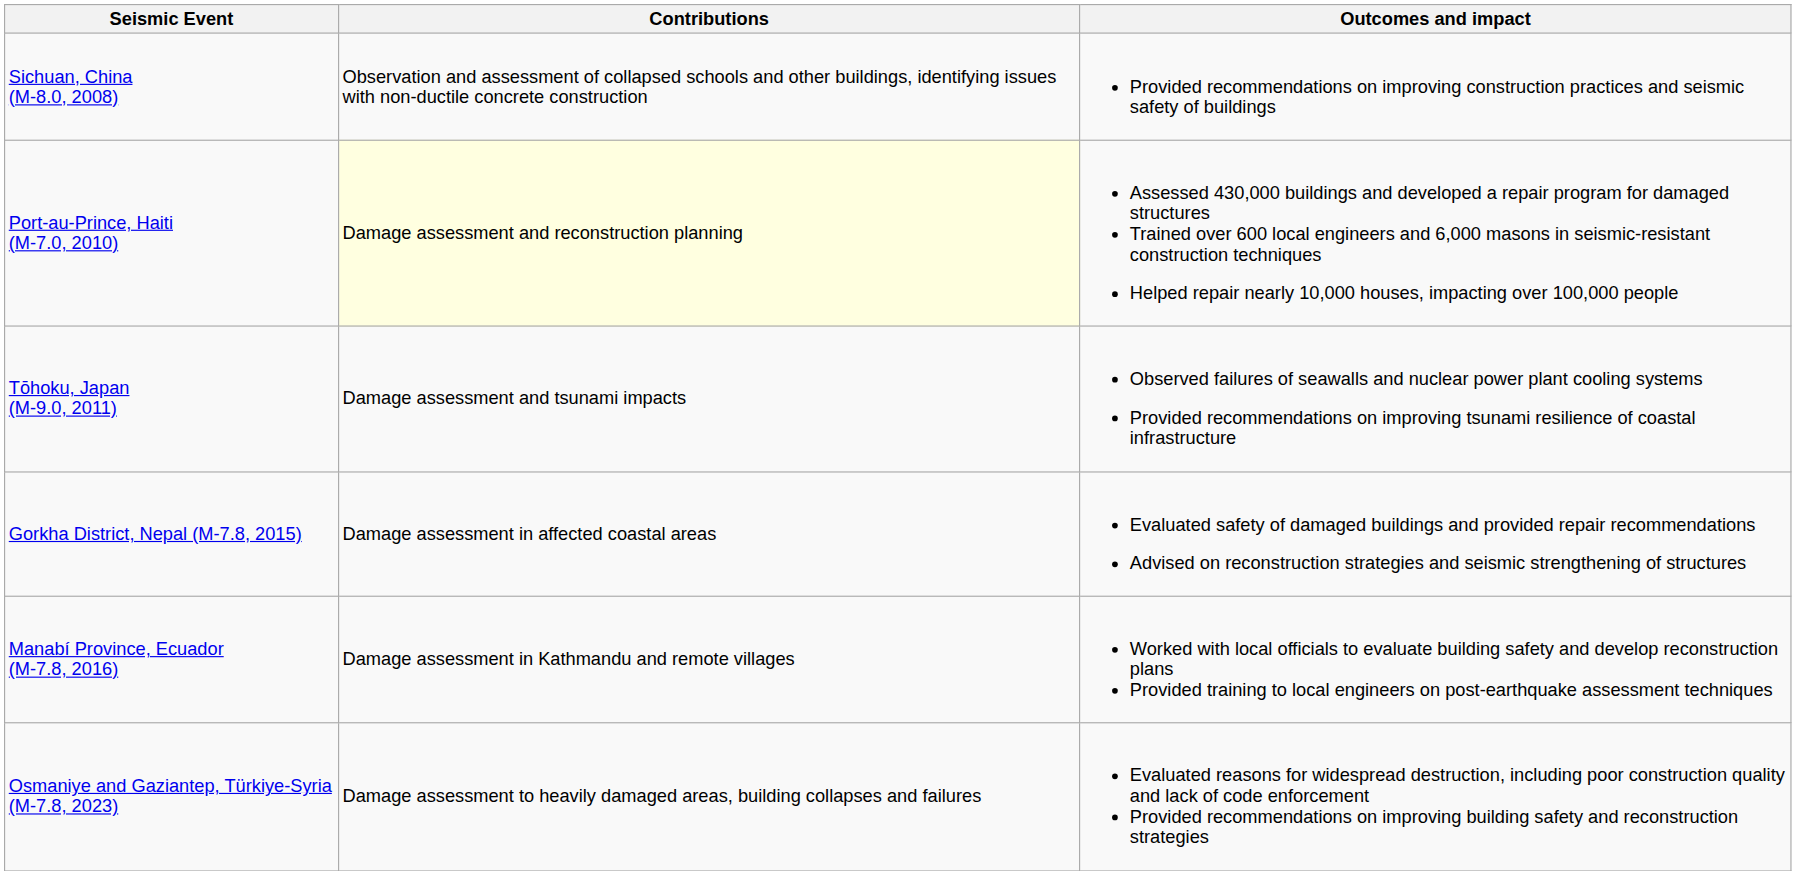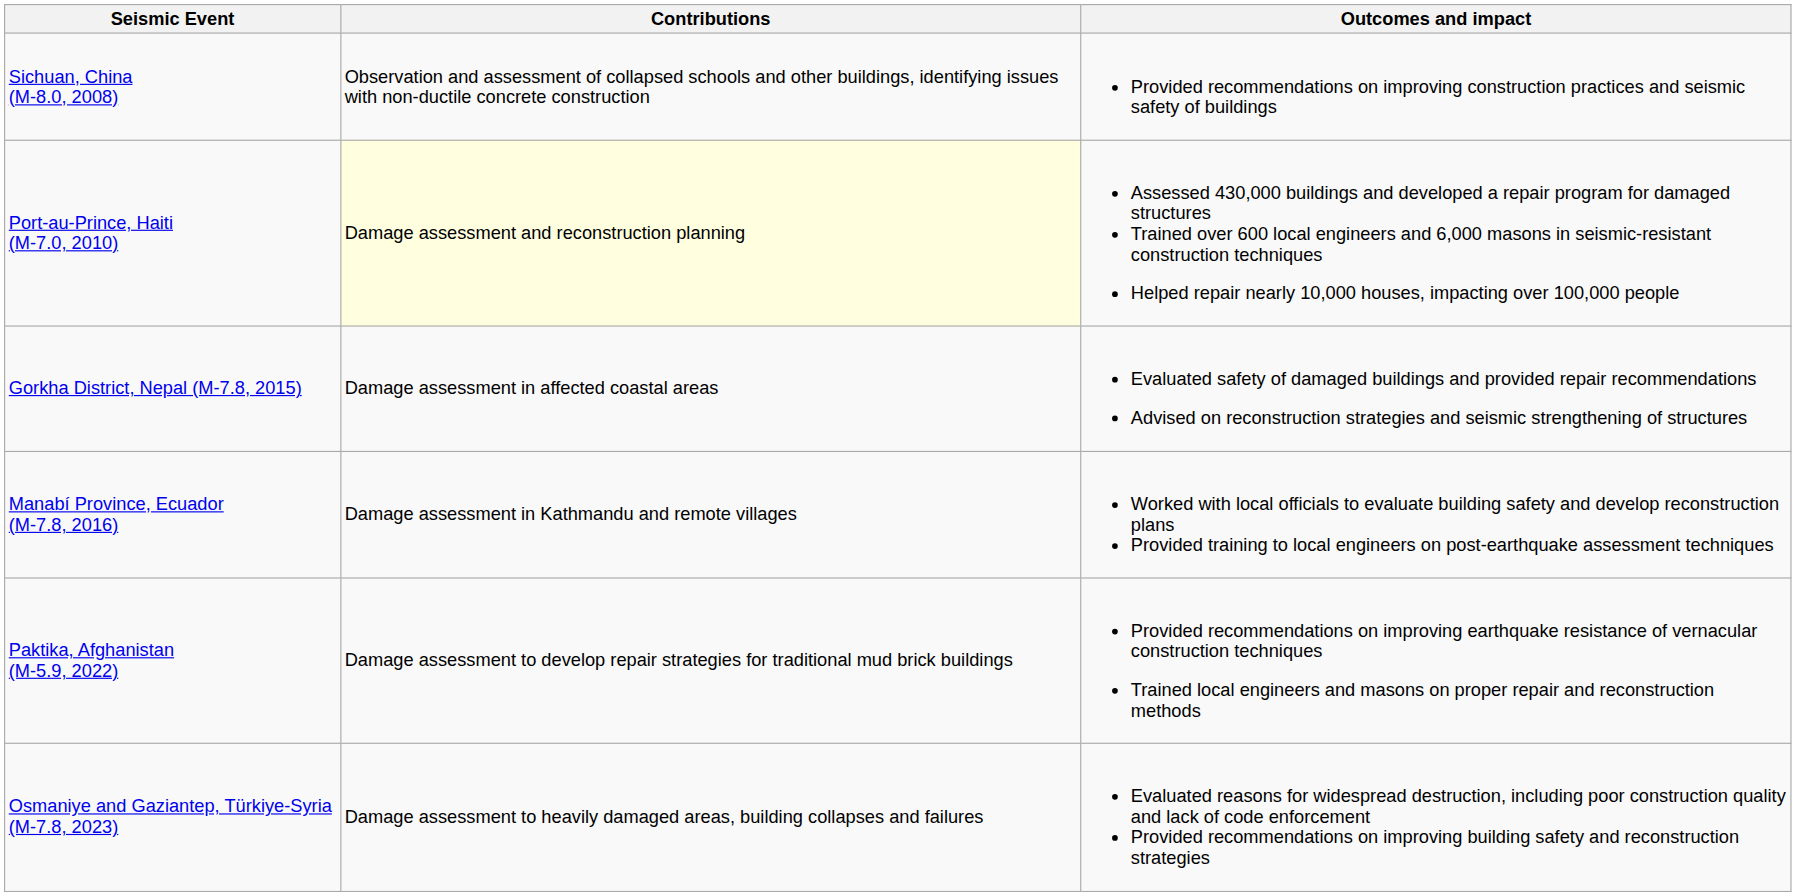- row: (69, 398)
+ row: (91, 660)
